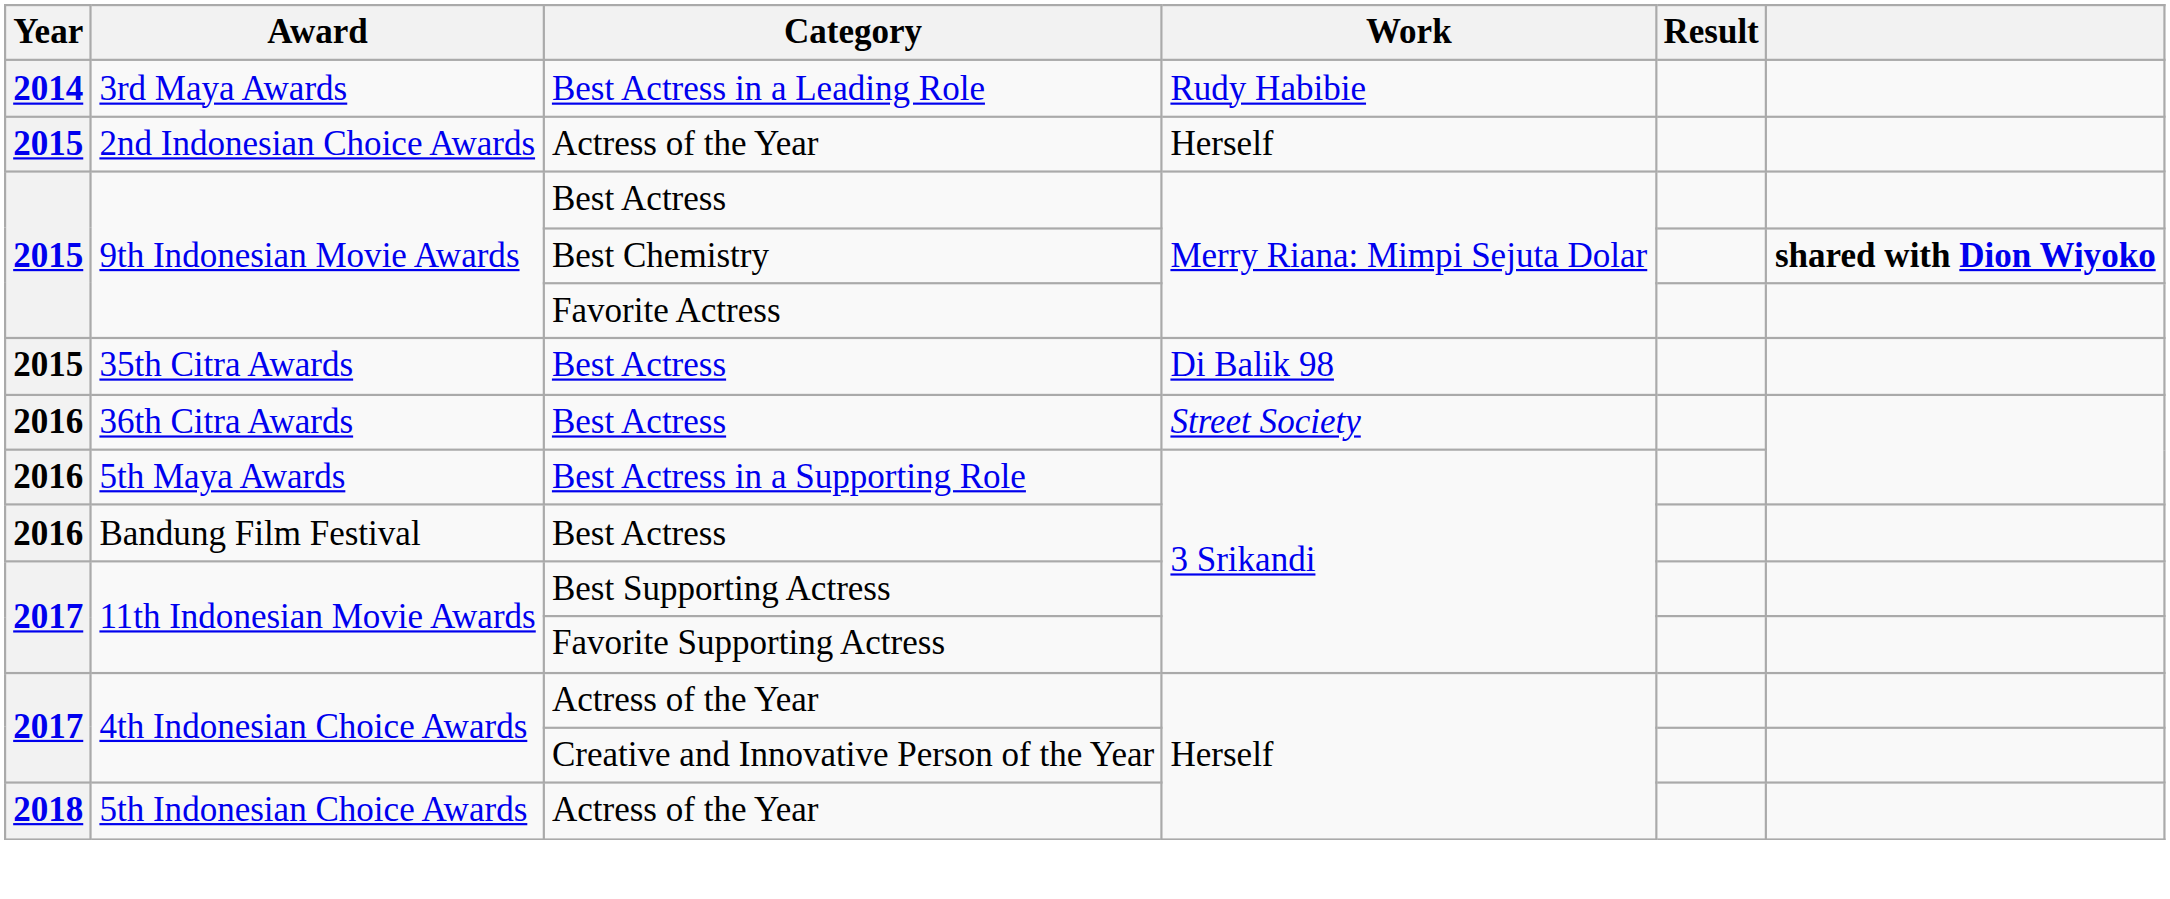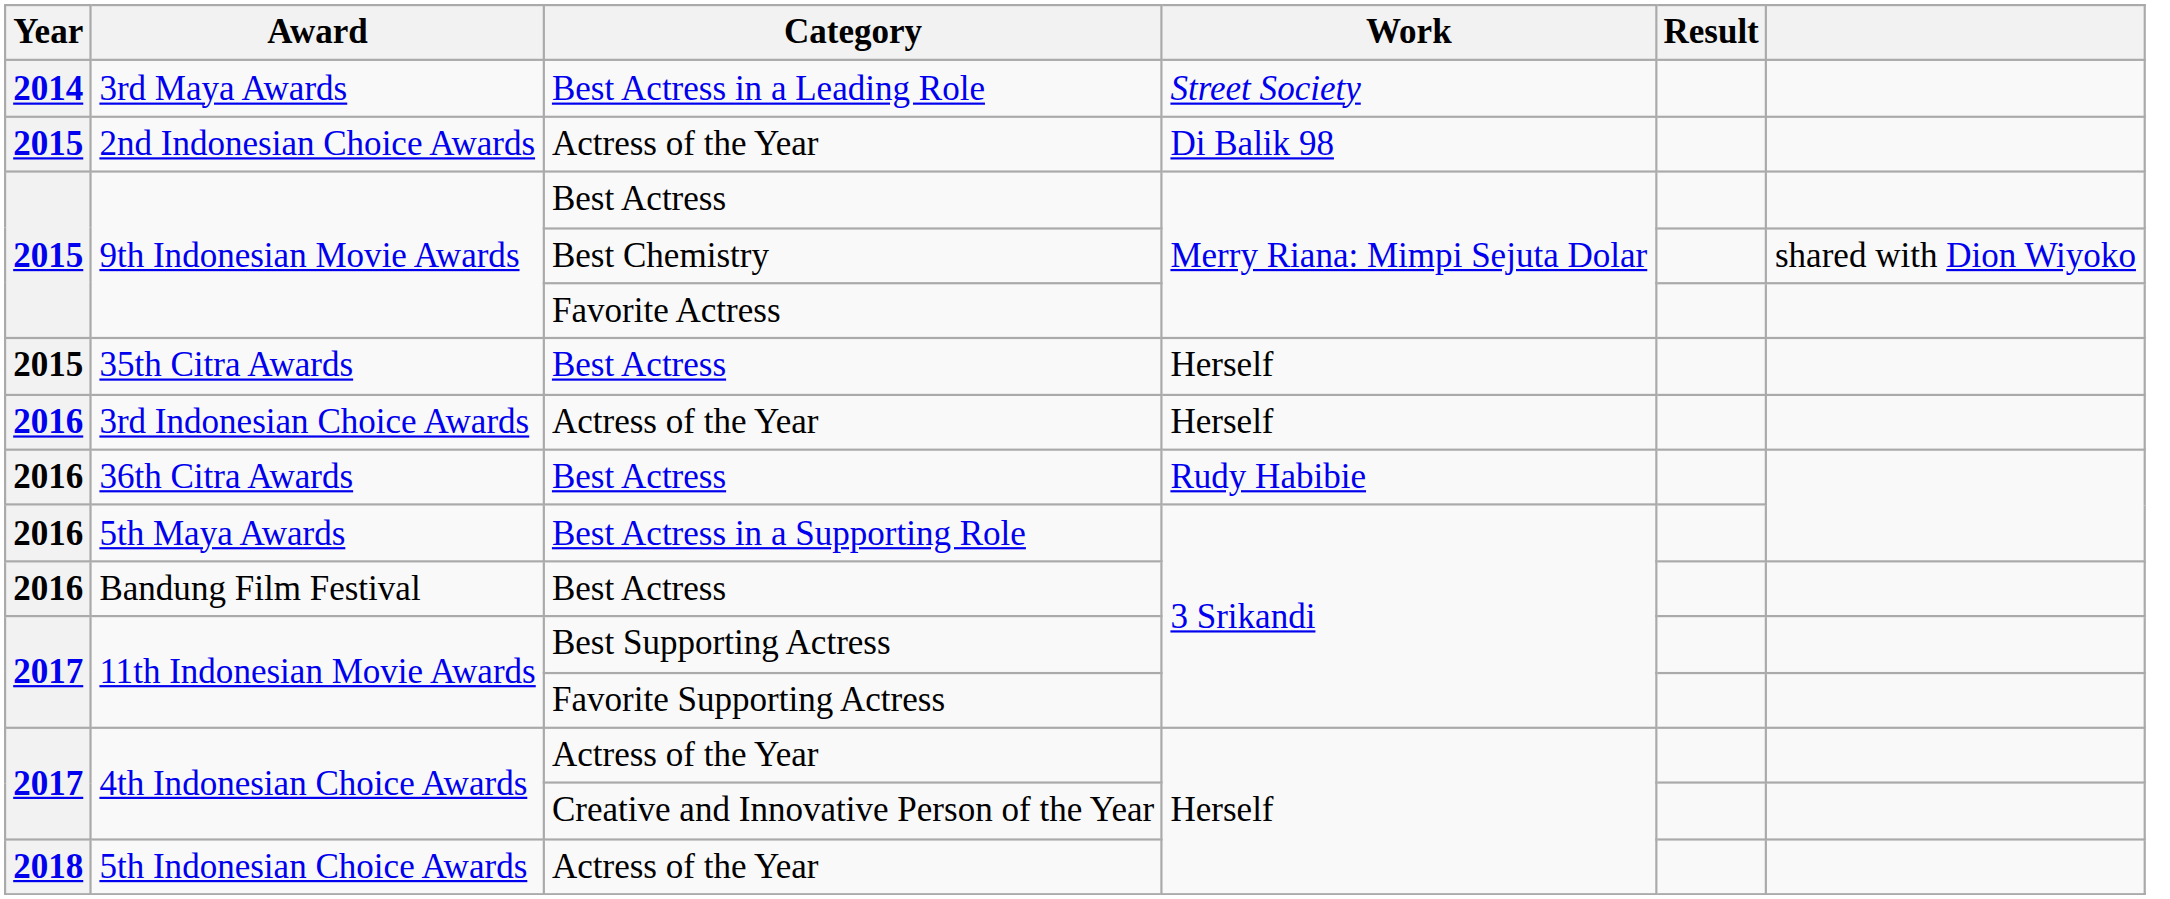(1268, 87) Rudy Habibie -> (1266, 87) Street Society
(1222, 143) Herself -> (1252, 143) Di Balik 98
(1965, 254) bold -> (1955, 254) normal
(1252, 365) Di Balik 98 -> (1222, 365) Herself
+ row: (314, 421)
(1266, 421) Street Society -> (1268, 476) Rudy Habibie
